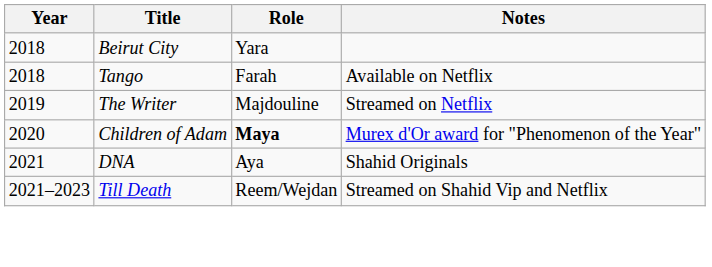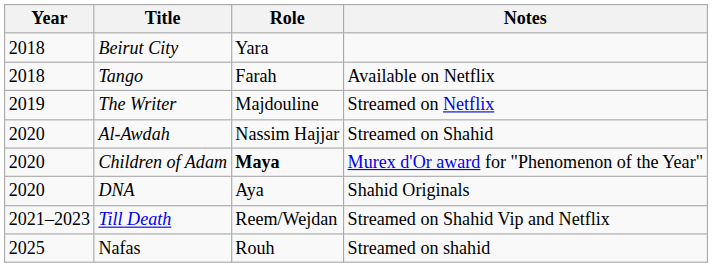+ row: (134, 133)
(27, 162) 2021 -> (27, 190) 2020
+ row: (120, 248)
